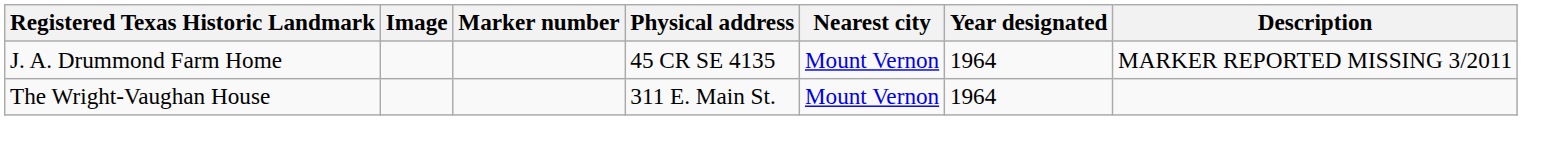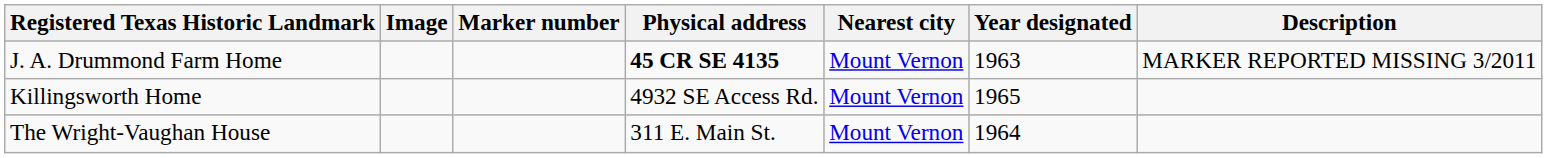(703, 59) normal -> (705, 59) bold
(973, 59) 1964 -> (997, 59) 1963
+ row: (106, 96)
